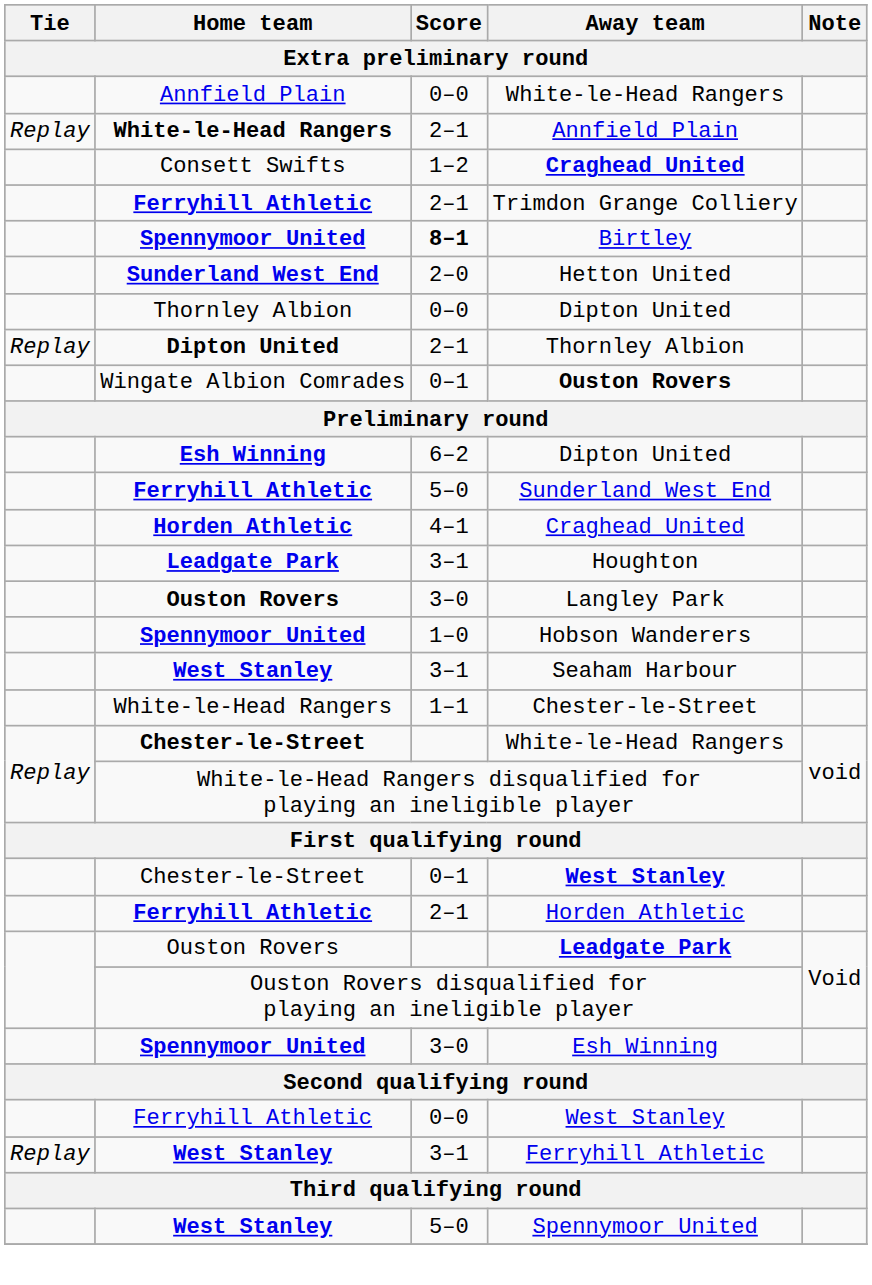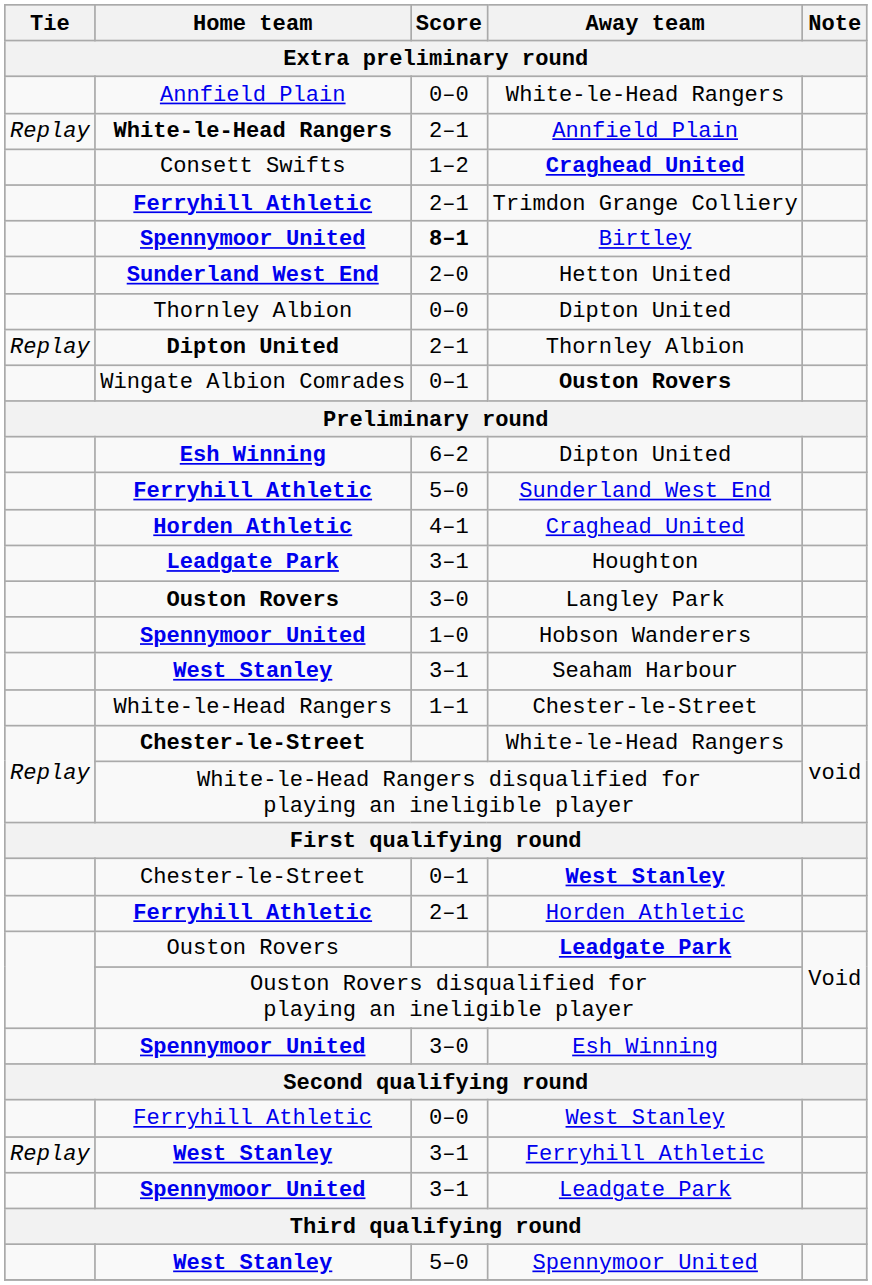+ row: (253, 1190)
